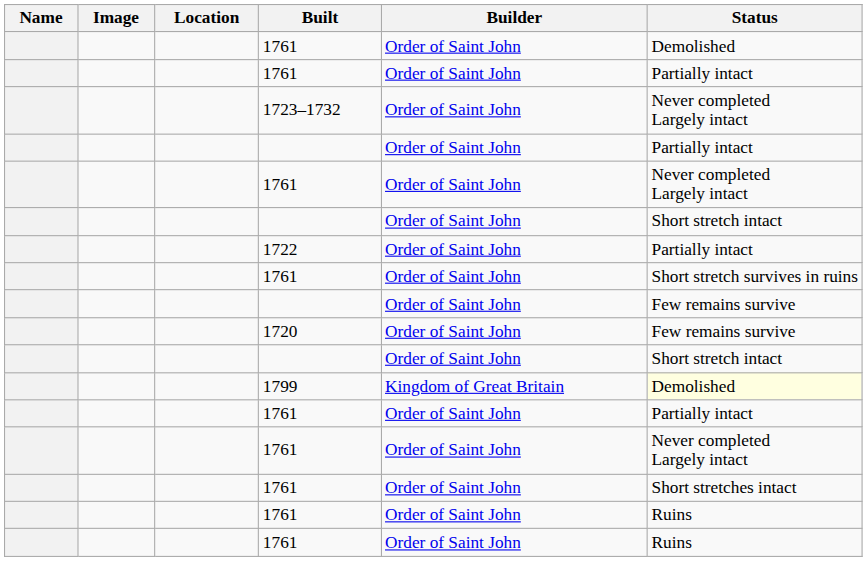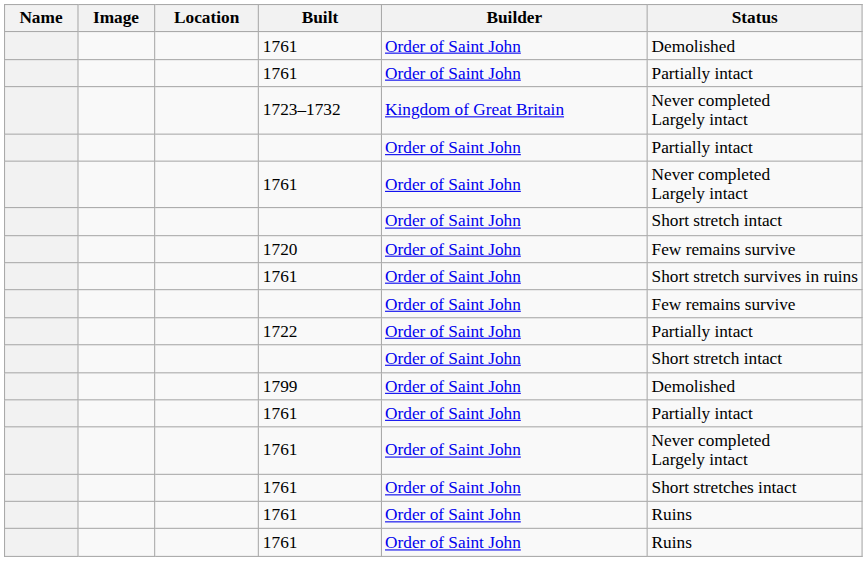(453, 110) Order of Saint John -> (475, 110) Kingdom of Great Britain
rows swapped: (41, 249) <-> (41, 331)
(475, 385) Kingdom of Great Britain -> (453, 385) Order of Saint John
(693, 385) lightyellow background -> (693, 385) no background
